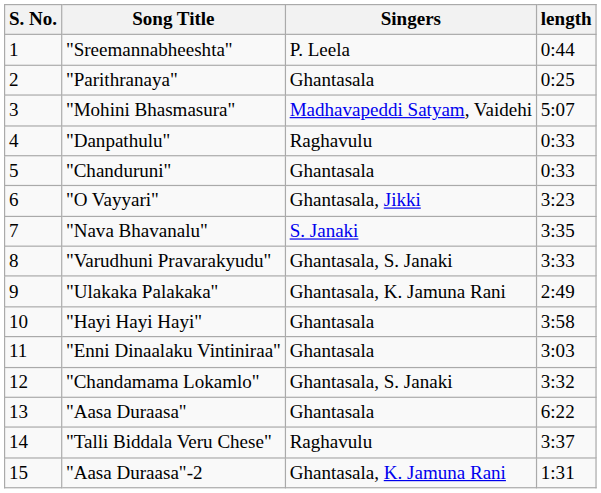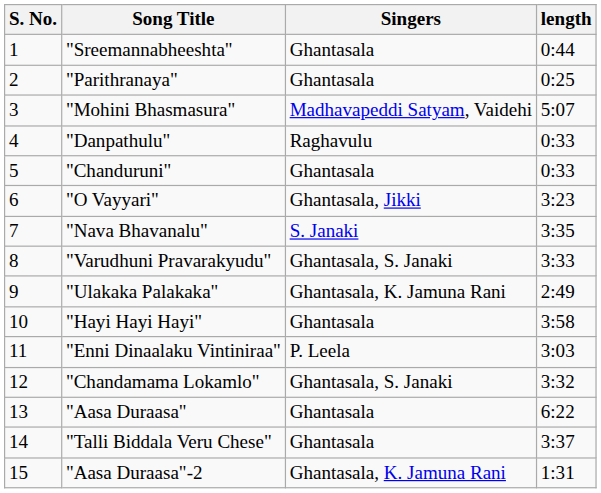(320, 49) P. Leela -> (332, 49) Ghantasala
(332, 351) Ghantasala -> (320, 351) P. Leela
(331, 442) Raghavulu -> (332, 442) Ghantasala
